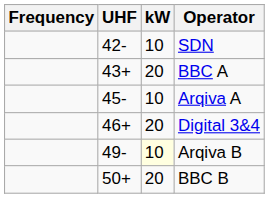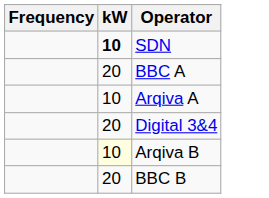- column: (119, 17)
(154, 44) normal -> (111, 44) bold
